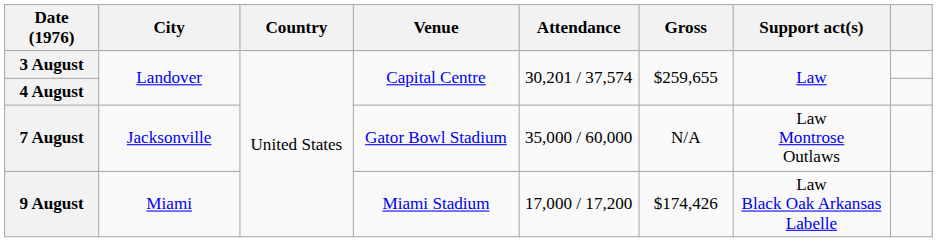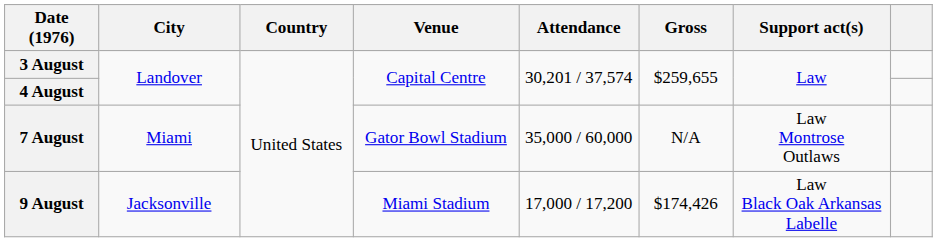(169, 138) Jacksonville -> (169, 138) Miami
(169, 203) Miami -> (169, 203) Jacksonville
